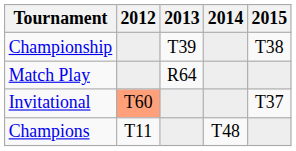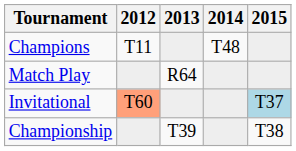rows swapped: (60, 46) <-> (49, 131)
(269, 103) no background -> (269, 103) lightblue background
